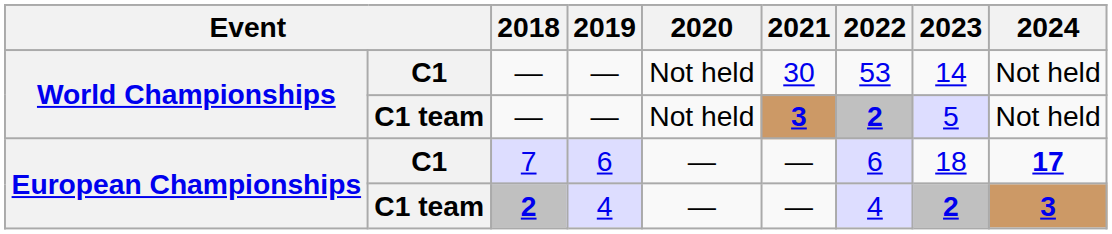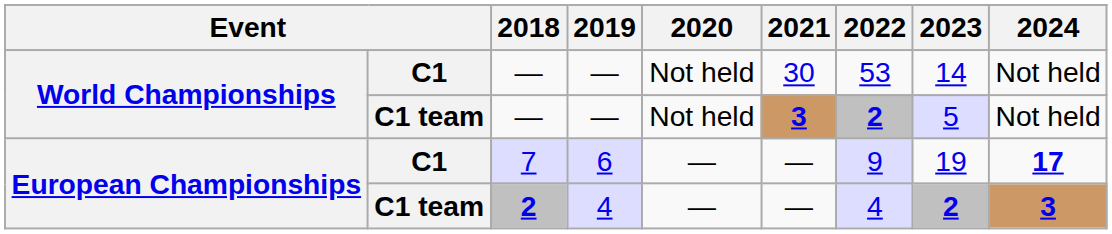(875, 161) 6 -> (875, 161) 9
(951, 161) 18 -> (951, 161) 19
